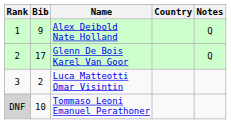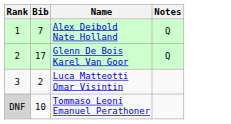- column: (173, 12)
(40, 31) 9 -> (40, 31) 7
